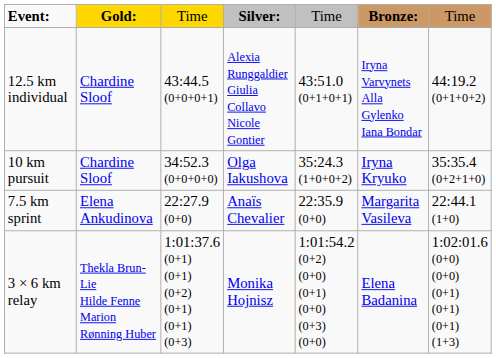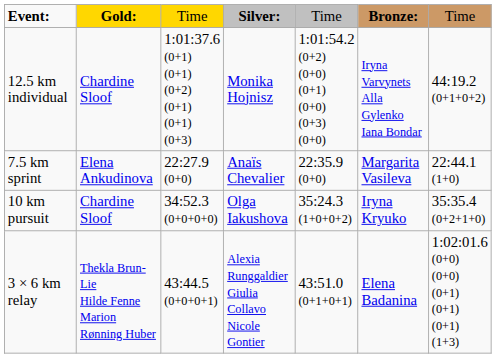(191, 89) 43:44.5 (0+0+0+1) -> (192, 89) 1:01:37.6 (0+1) (0+1) (0+2) (0+1) (0+1) (0+3)
(257, 98) Alexia Runggaldier Giulia Collavo Nicole Gontier -> (250, 89) Monika Hojnisz
(325, 89) 43:51.0 (0+1+0+1) -> (326, 89) 1:01:54.2 (0+2) (0+0) (0+1) (0+0) (0+3) (0+0)
rows swapped: (28, 210) <-> (28, 170)
(192, 291) 1:01:37.6 (0+1) (0+1) (0+2) (0+1) (0+1) (0+3) -> (191, 291) 43:44.5 (0+0+0+1)
(250, 291) Monika Hojnisz -> (257, 300) Alexia Runggaldier Giulia Collavo Nicole Gontier
(326, 291) 1:01:54.2 (0+2) (0+0) (0+1) (0+0) (0+3) (0+0) -> (325, 291) 43:51.0 (0+1+0+1)
